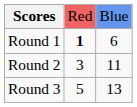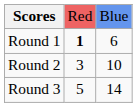(114, 65) 11 -> (114, 65) 10
(114, 89) 13 -> (114, 89) 14
